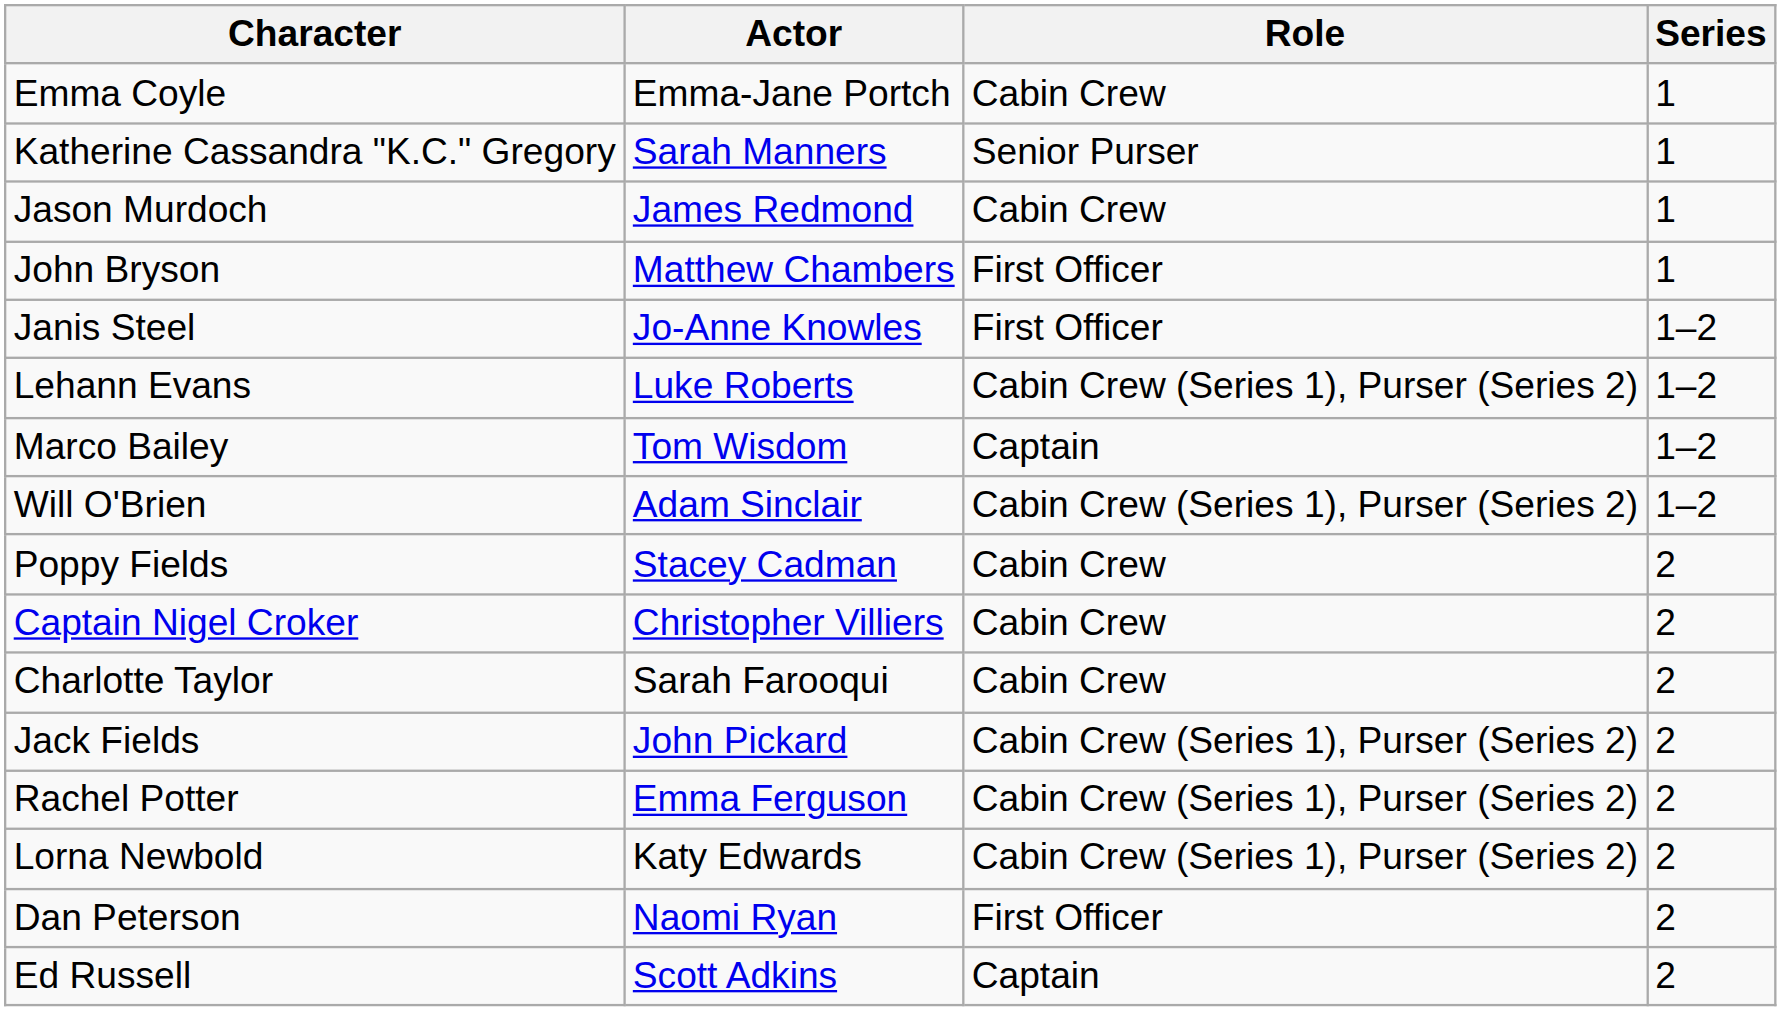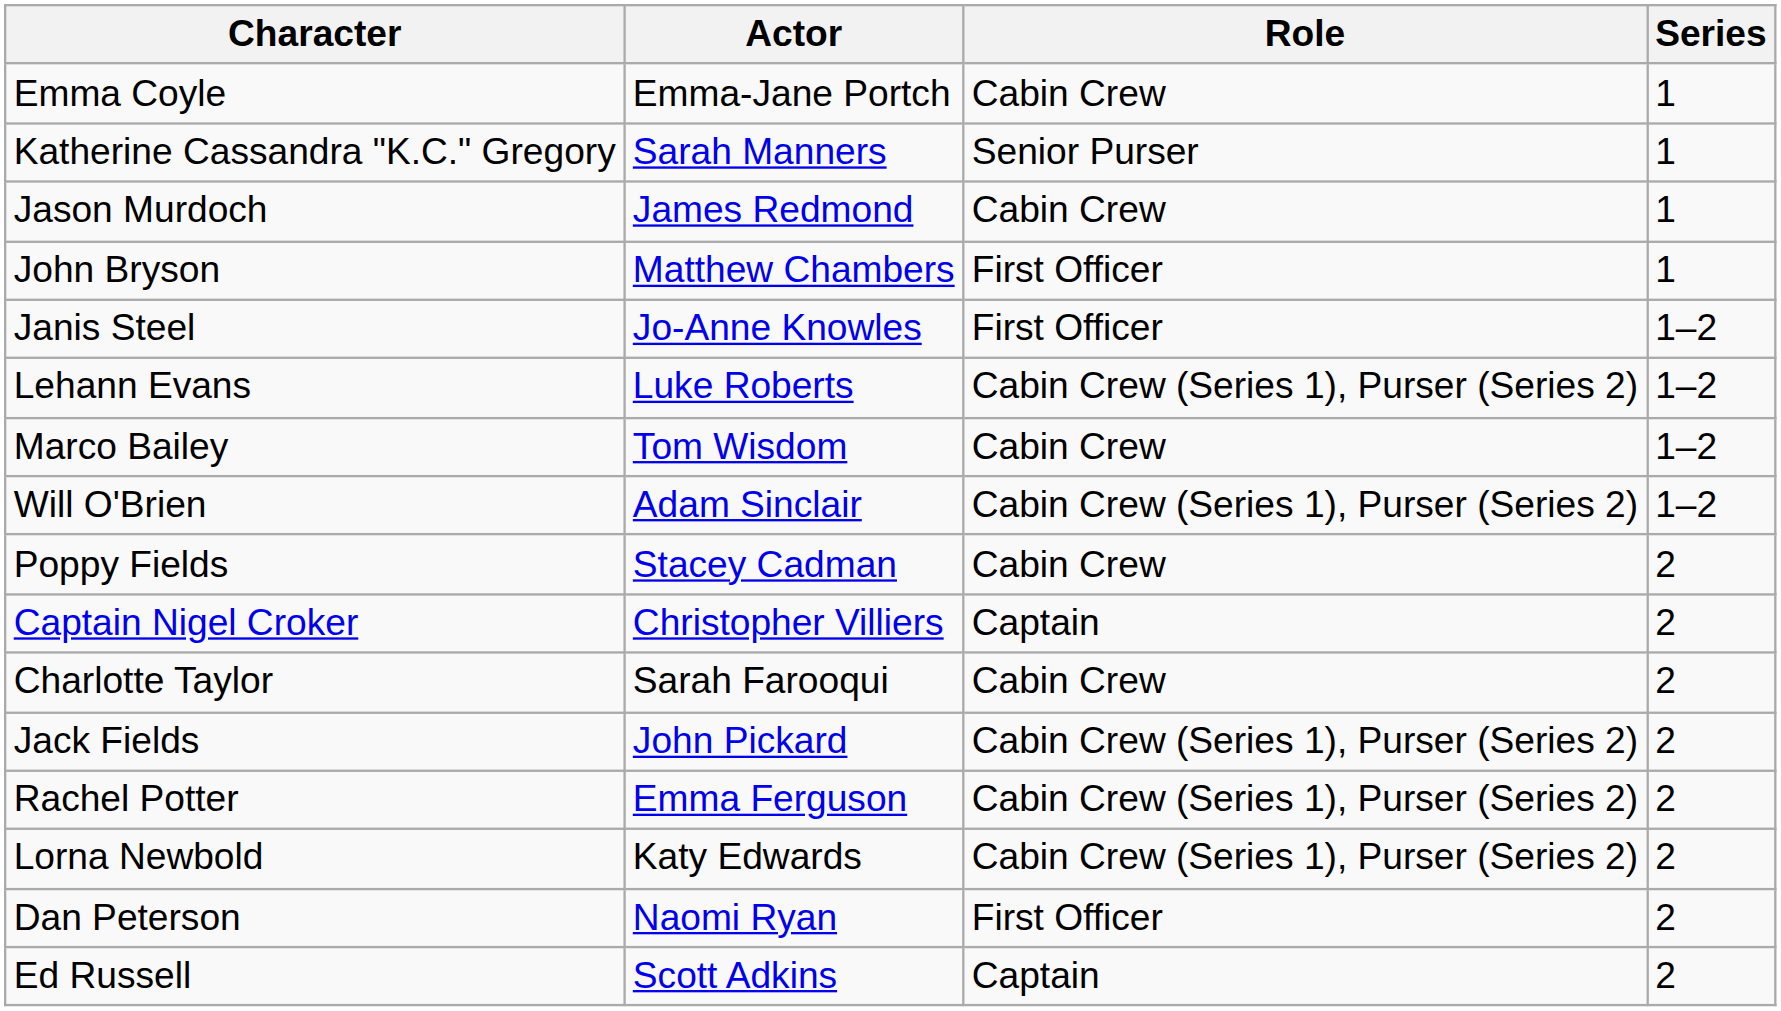(1036, 446) Captain -> (1069, 446) Cabin Crew
(1069, 622) Cabin Crew -> (1036, 622) Captain
